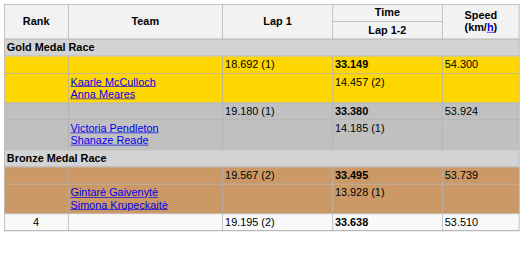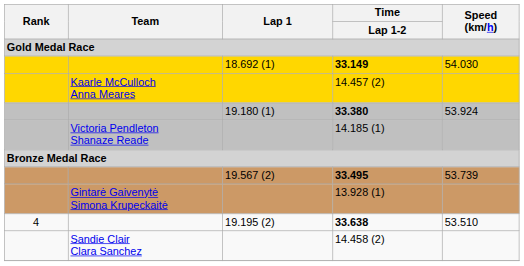(461, 64) 54.300 -> (461, 64) 54.030
+ row: (360, 239)
